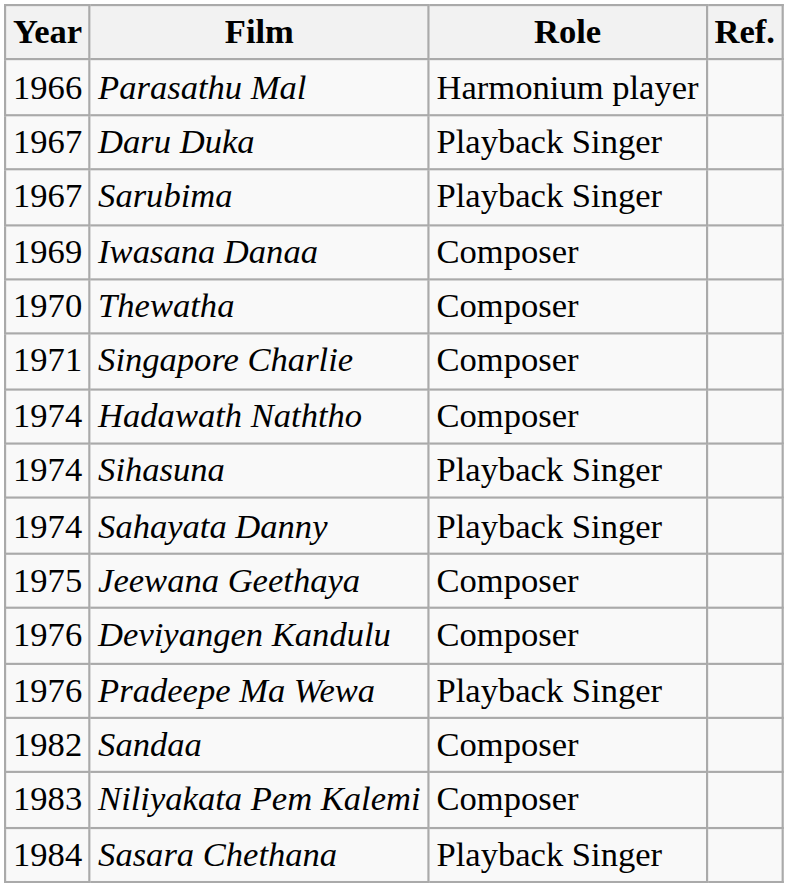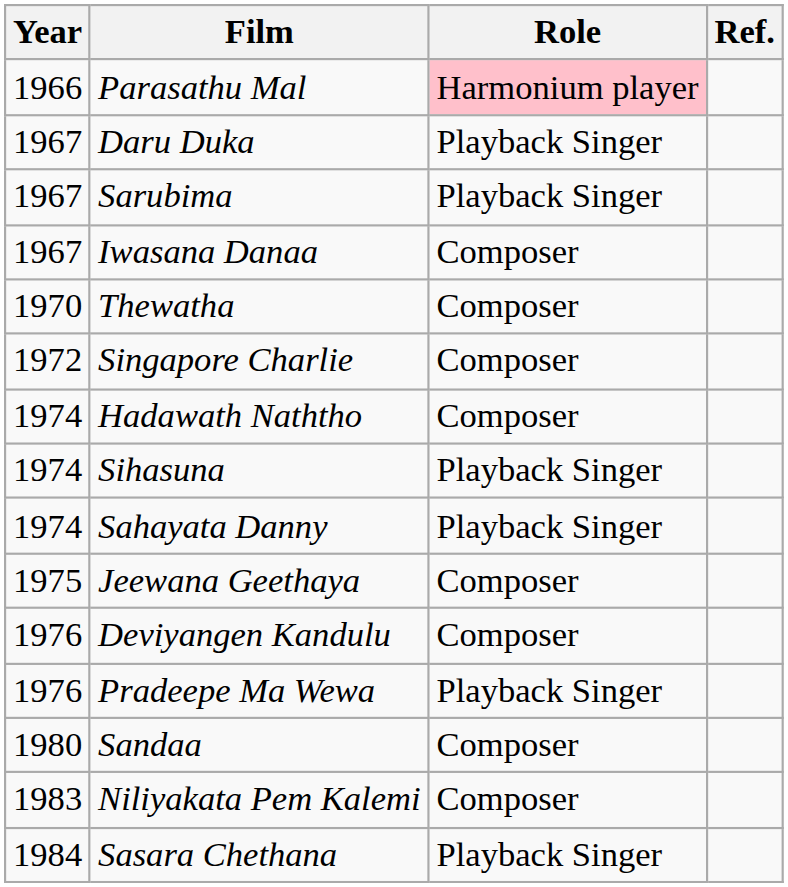(568, 86) no background -> (568, 86) pink background
(48, 251) 1969 -> (48, 251) 1967
(48, 360) 1971 -> (48, 360) 1972
(48, 744) 1982 -> (48, 744) 1980
